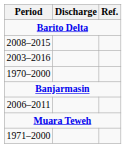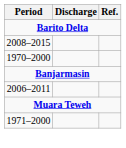- row: (29, 58)
